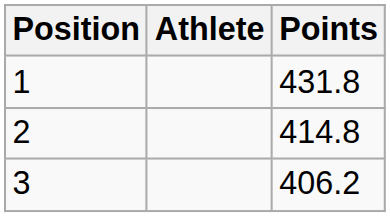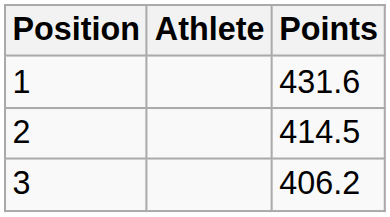(320, 81) 431.8 -> (320, 81) 431.6
(320, 132) 414.8 -> (320, 132) 414.5
